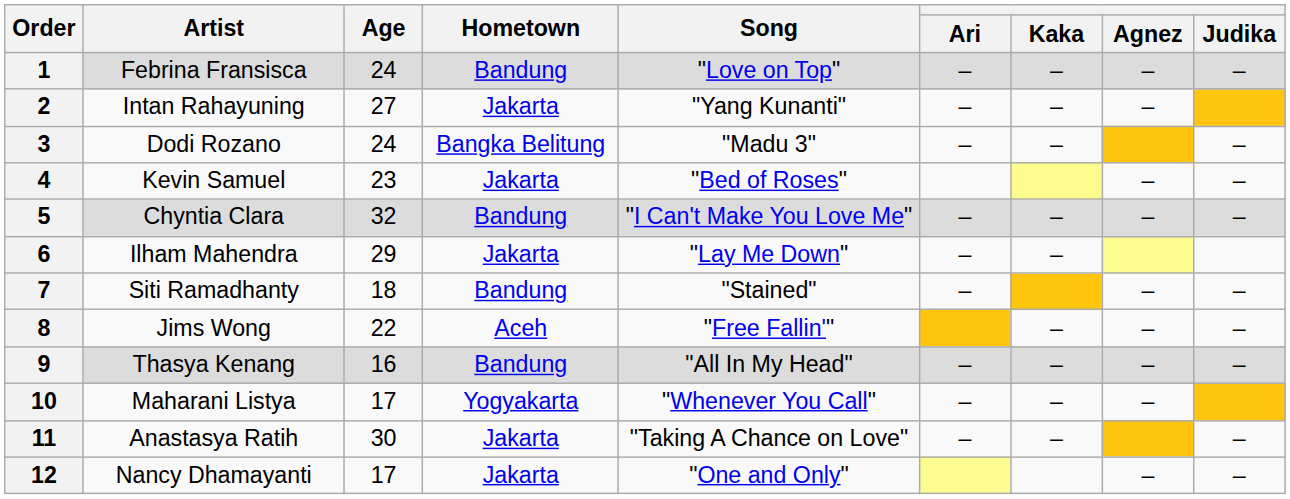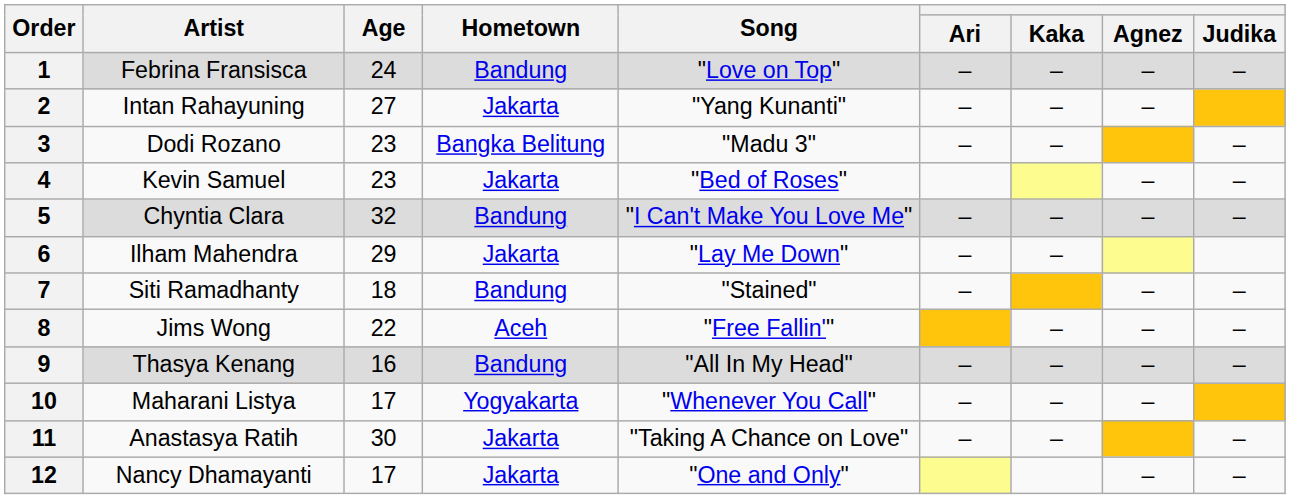(384, 143) 24 -> (384, 143) 23
